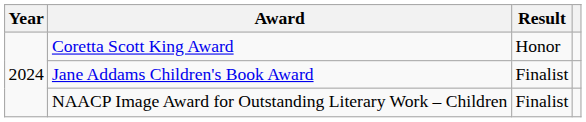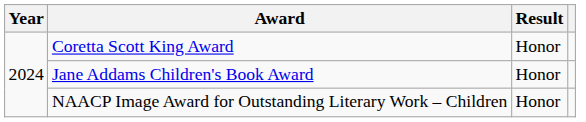(542, 74) Finalist -> (538, 74) Honor
(542, 102) Finalist -> (538, 102) Honor
